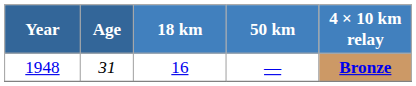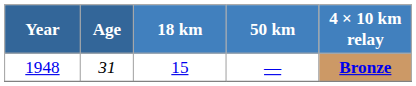(180, 67) 16 -> (180, 67) 15
